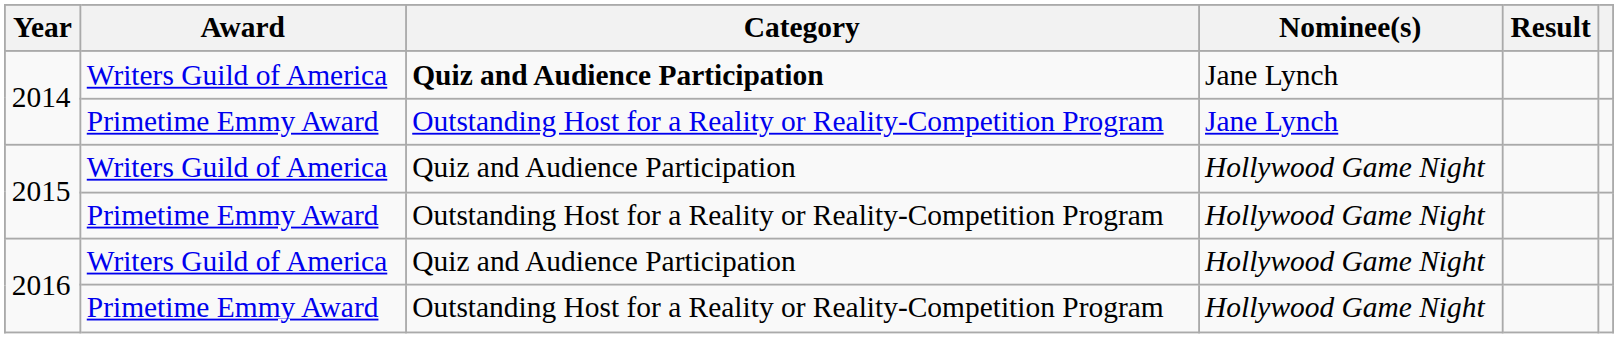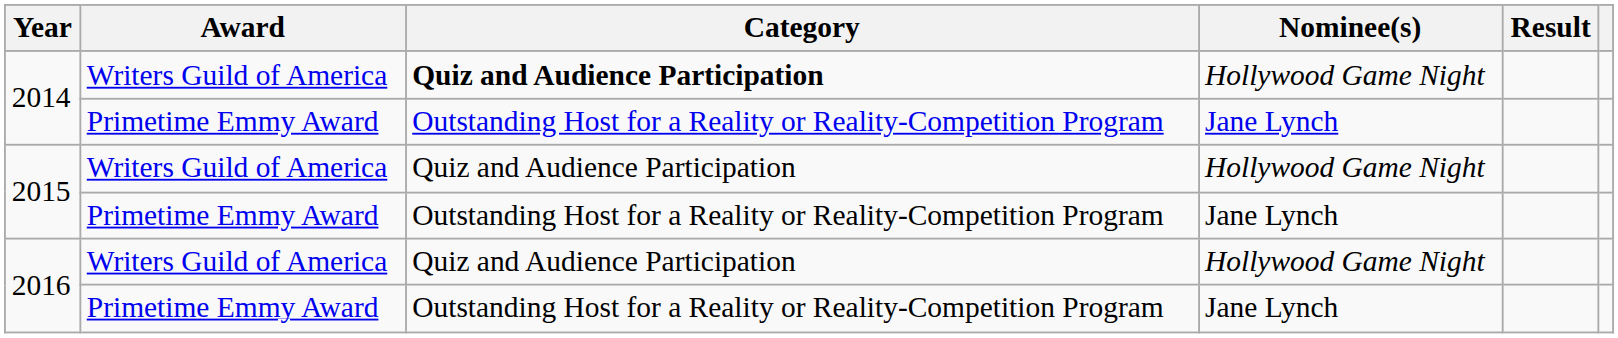(1272, 74) Jane Lynch -> (1345, 74) Hollywood Game Night
(1345, 214) Hollywood Game Night -> (1272, 214) Jane Lynch
(1345, 307) Hollywood Game Night -> (1272, 307) Jane Lynch
